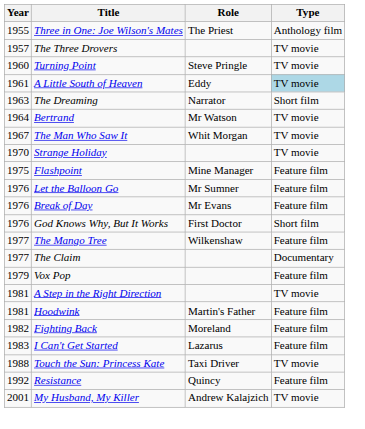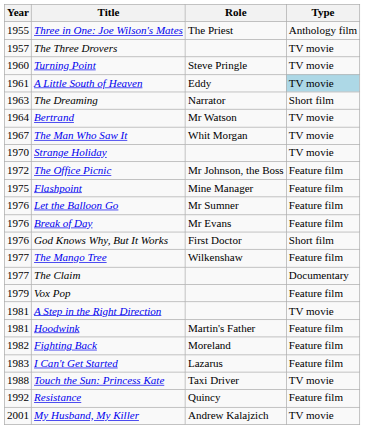+ row: (73, 170)
